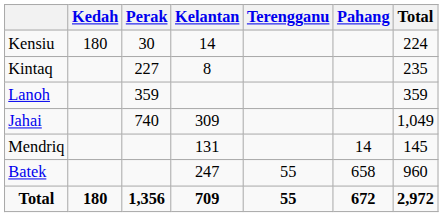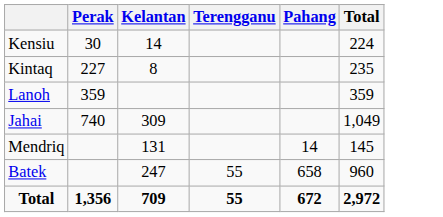- column: (95, 17)
